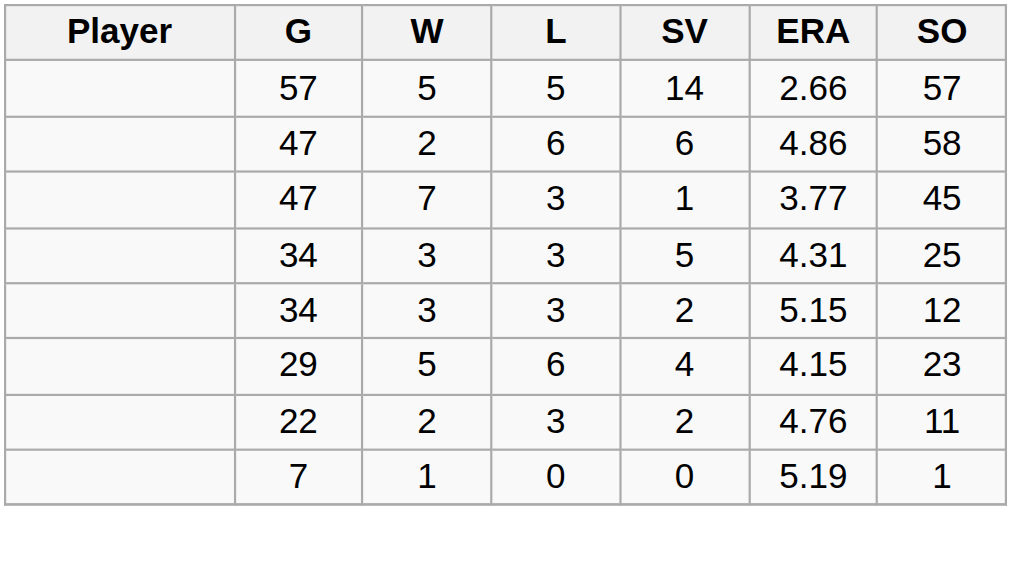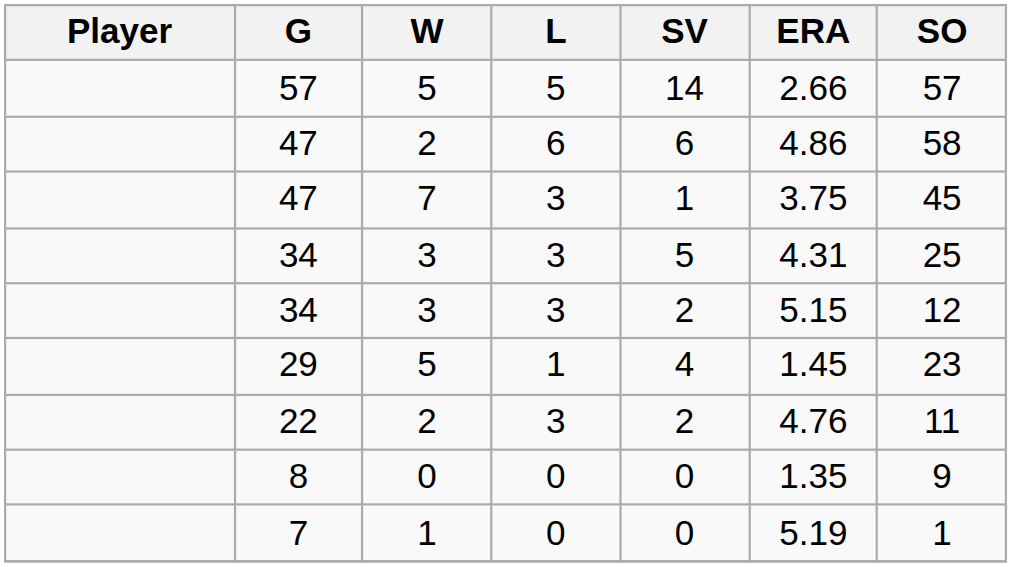(813, 198) 3.77 -> (813, 198) 3.75
(556, 365) 6 -> (556, 365) 1
(813, 365) 4.15 -> (813, 365) 1.45
+ row: (298, 476)
